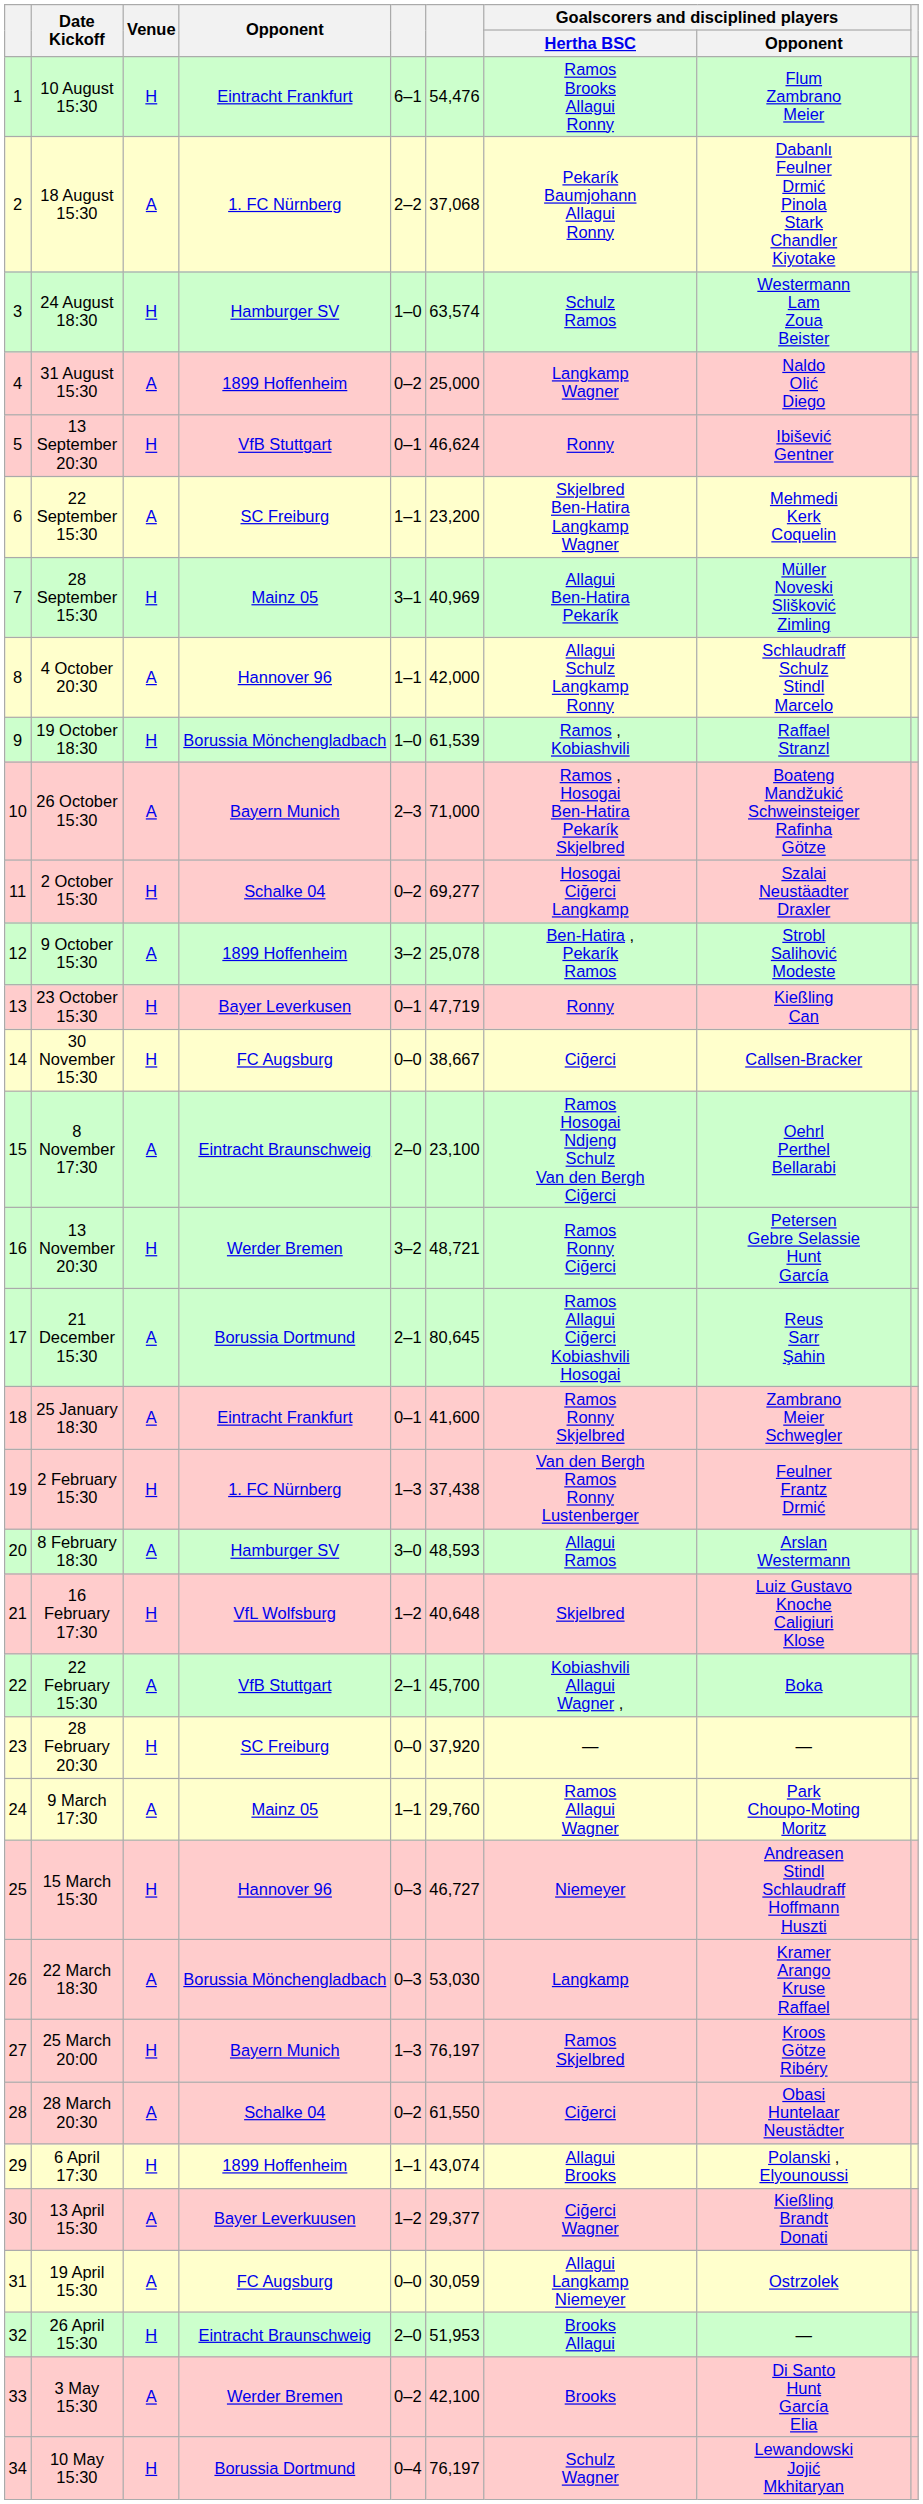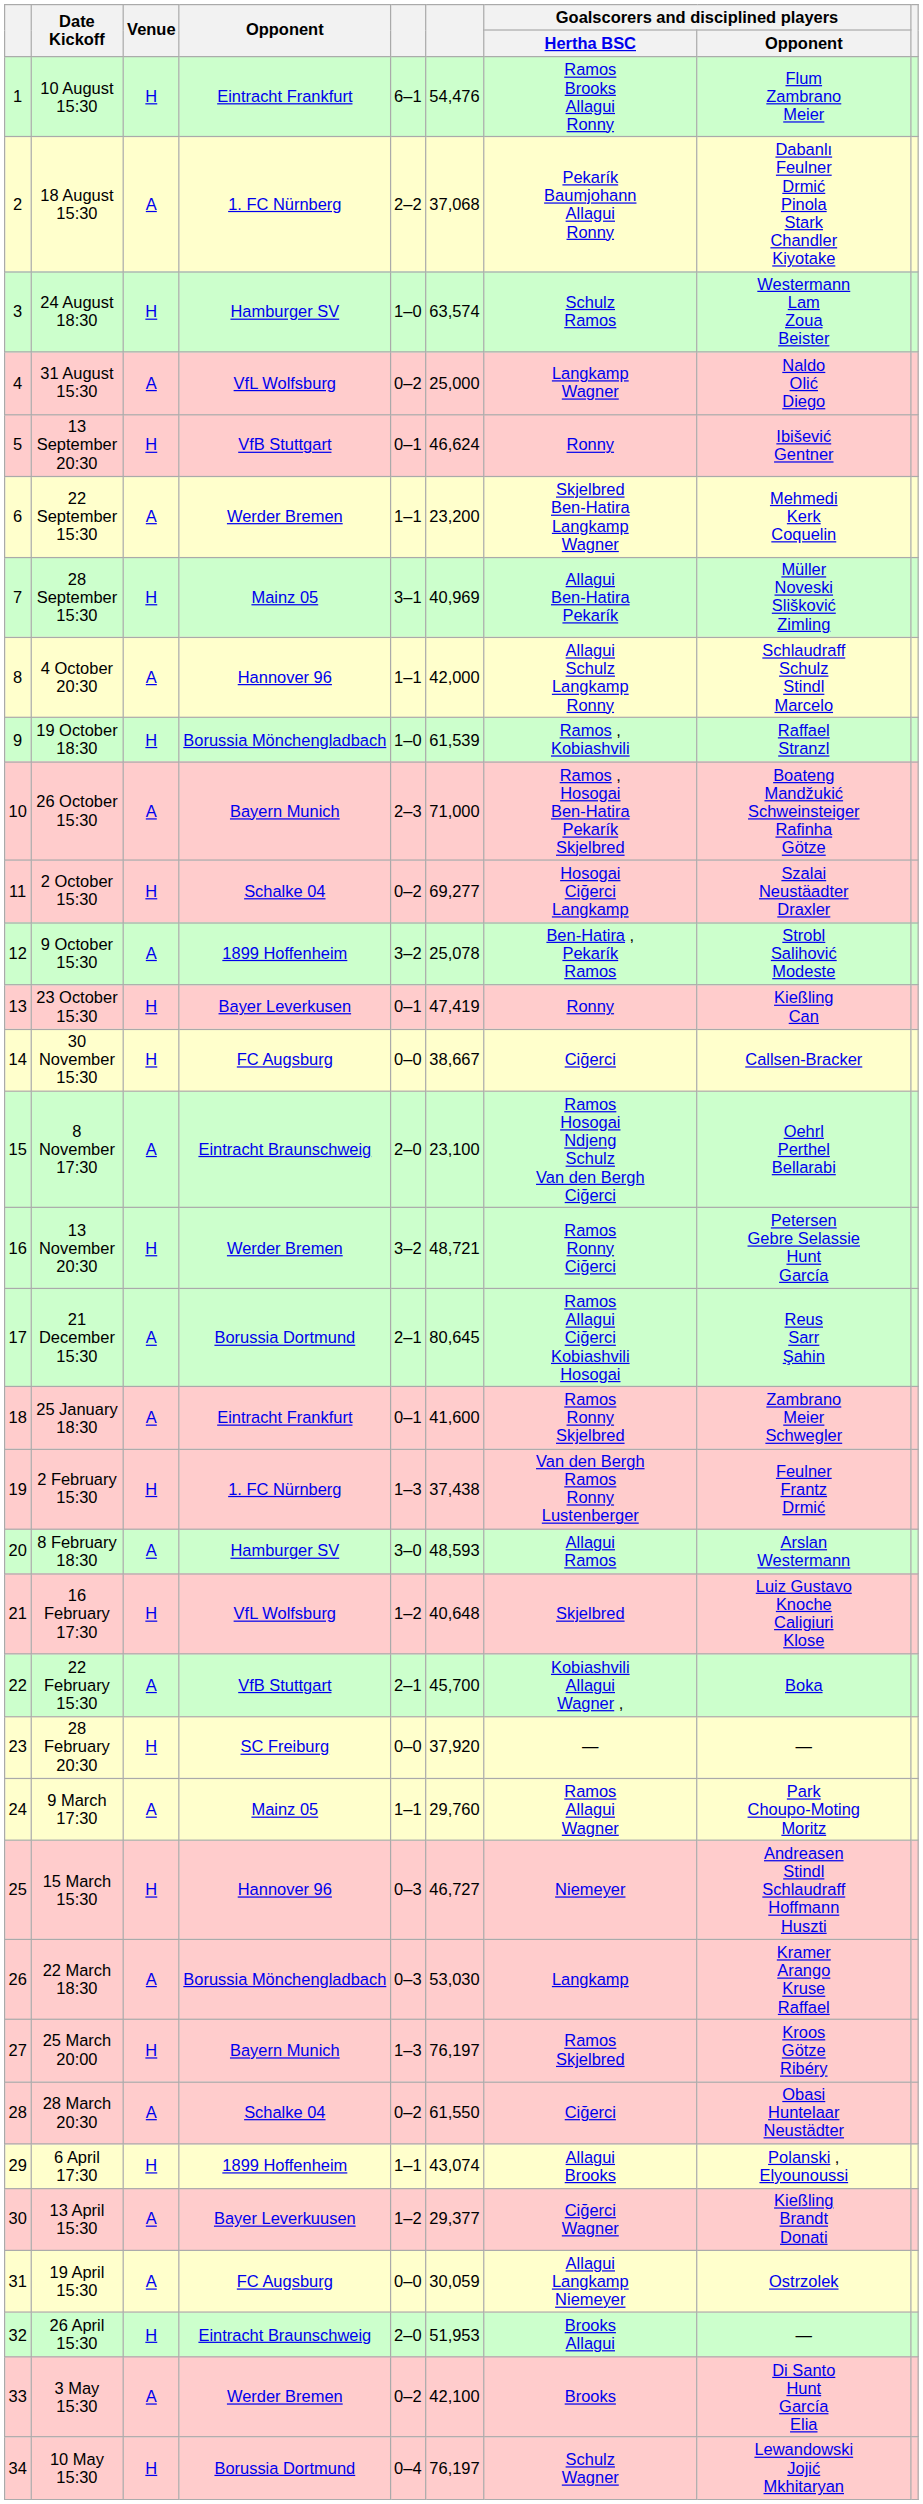(285, 383) 1899 Hoffenheim -> (285, 383) VfL Wolfsburg
(285, 516) SC Freiburg -> (285, 516) Werder Bremen
(455, 1006) 47,719 -> (455, 1006) 47,419
